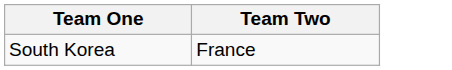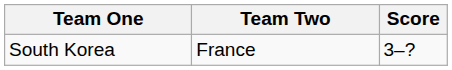+ column: (413, 19)
